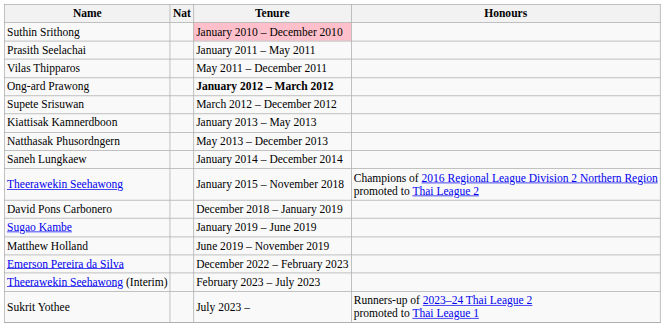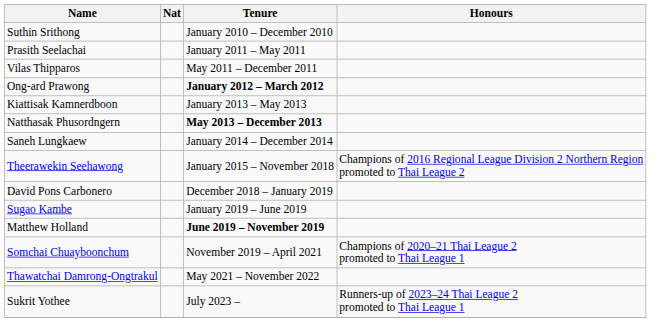(269, 31) pink background -> (259, 31) no background
- row: (46, 104)
(262, 141) normal -> (254, 123) bold
(263, 245) normal -> (255, 227) bold
+ row: (68, 252)
+ row: (82, 277)
- row: (65, 264)
- row: (87, 282)
